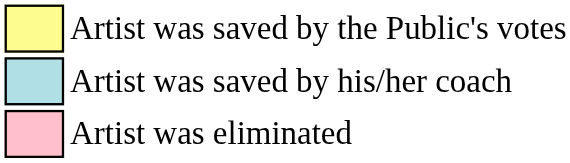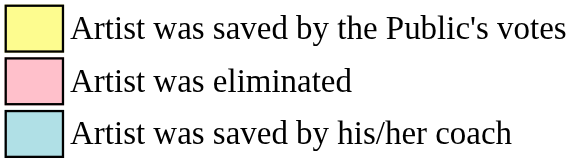rows swapped: (291, 80) <-> (211, 133)
